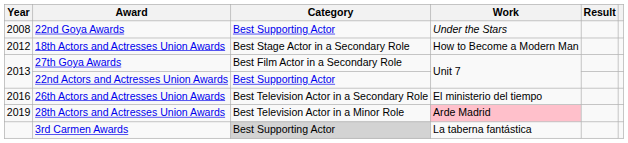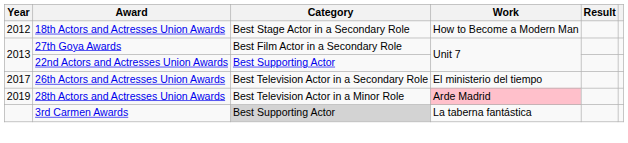- row: (80, 29)
(19, 96) 2016 -> (19, 79) 2017
